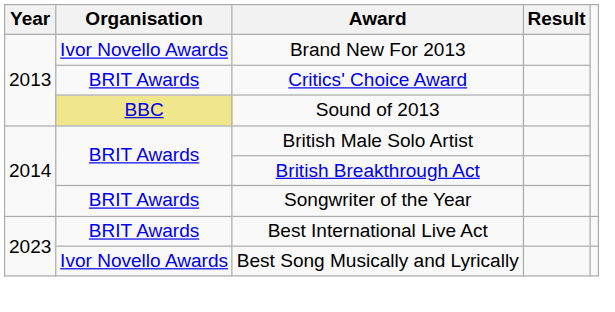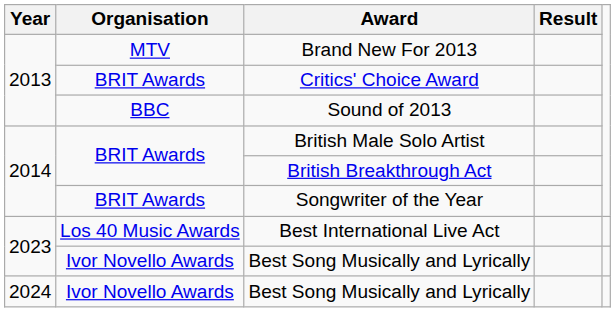(144, 49) Ivor Novello Awards -> (150, 49) MTV
(144, 110) khaki background -> (150, 110) no background
(144, 230) BRIT Awards -> (150, 230) Los 40 Music Awards
+ row: (30, 291)
